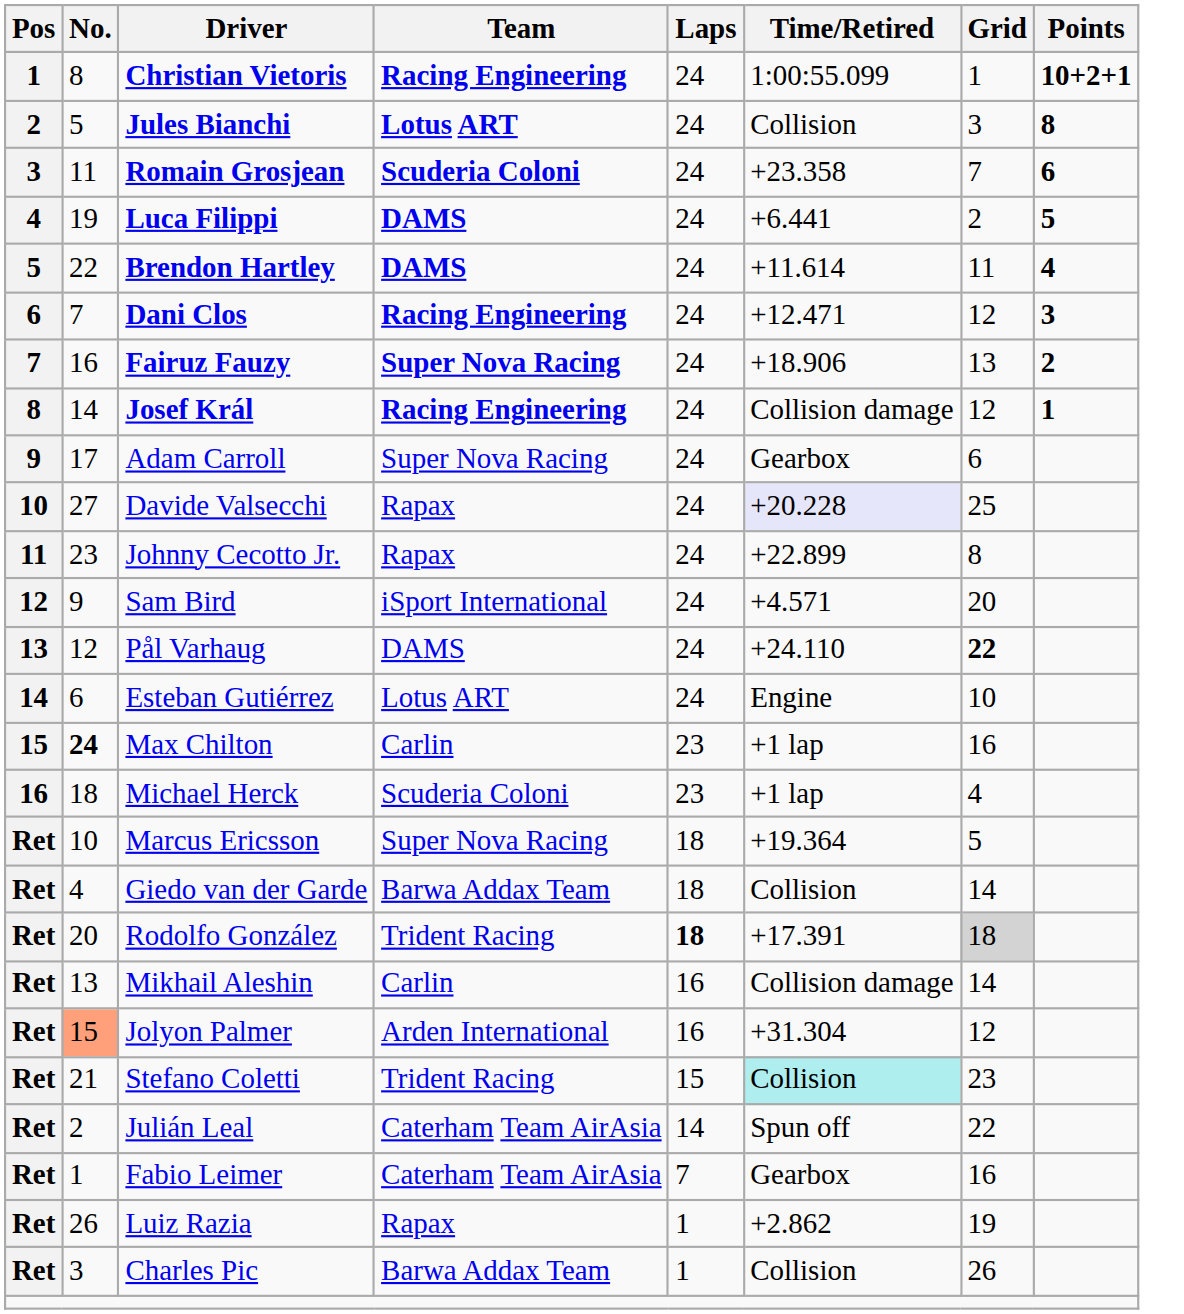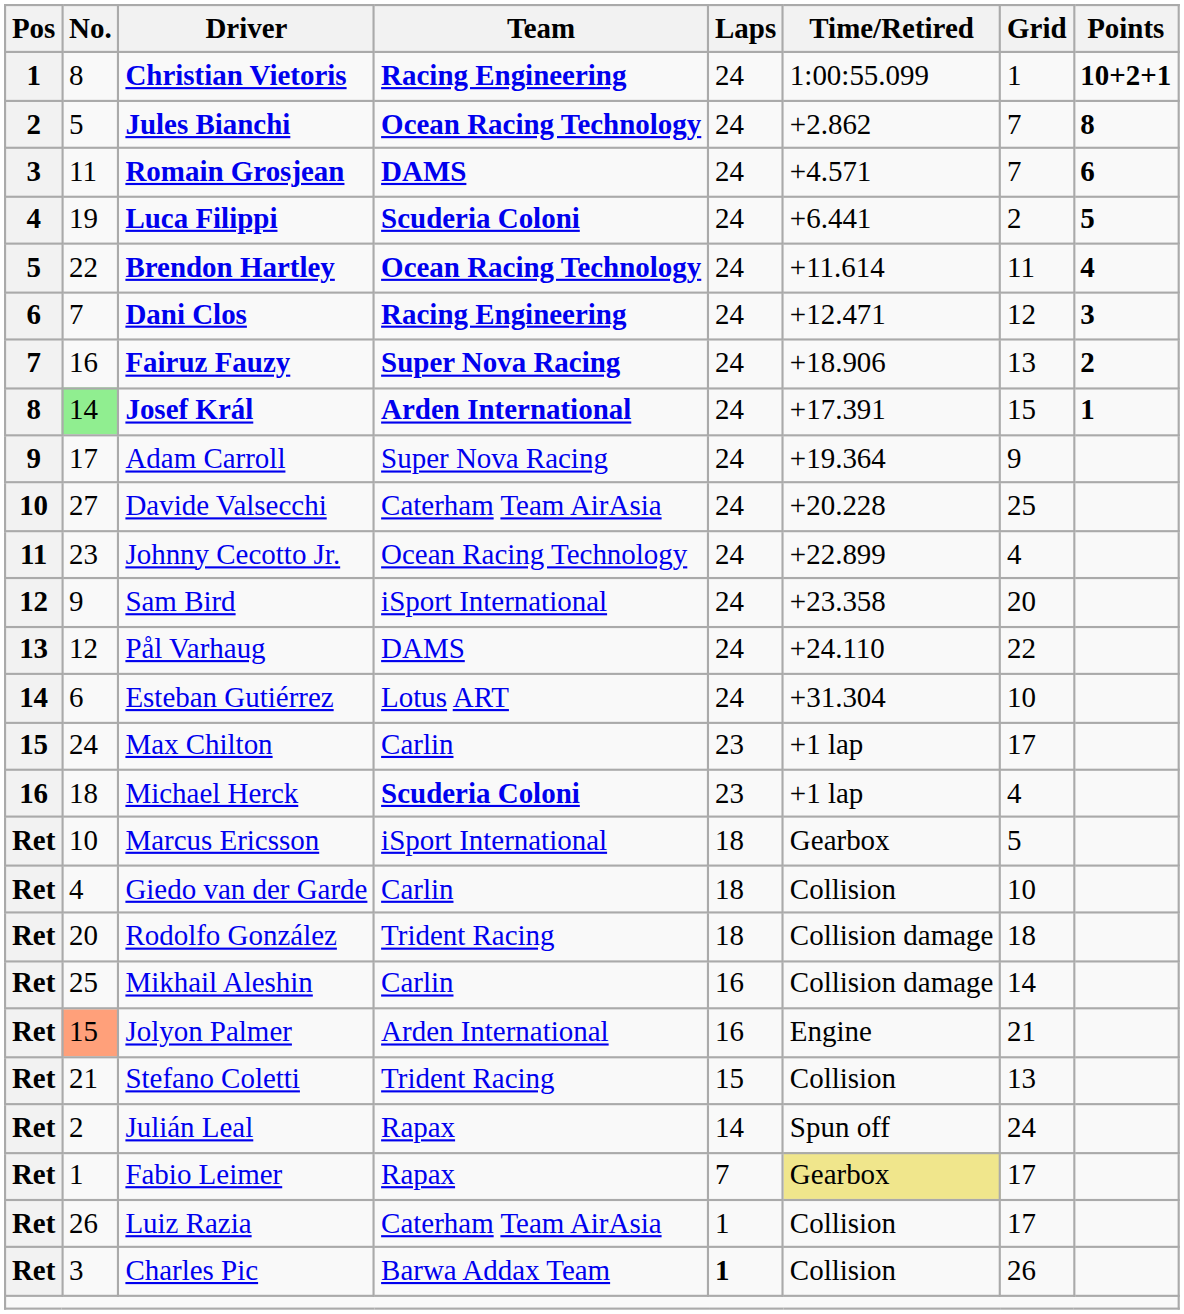(449, 123) Lotus ART -> (541, 123) Ocean Racing Technology
(803, 123) Collision -> (831, 123) +2.862
(975, 123) 3 -> (1014, 123) 7
(480, 171) Scuderia Coloni -> (424, 171) DAMS
(798, 171) +23.358 -> (831, 171) +4.571
(424, 219) DAMS -> (480, 219) Scuderia Coloni
(424, 266) DAMS -> (541, 266) Ocean Racing Technology
(84, 410) no background -> (84, 410) lightgreen background
(504, 410) Racing Engineering -> (506, 410) Arden International
(852, 410) Collision damage -> (838, 410) +17.391
(982, 410) 12 -> (1022, 410) 15
(800, 458) Gearbox -> (838, 458) +19.364
(975, 458) 6 -> (1014, 458) 9
(418, 505) Rapax -> (521, 505) Caterham Team AirAsia
(798, 505) lavender background -> (838, 505) no background
(418, 553) Rapax -> (534, 553) Ocean Racing Technology
(975, 553) 8 -> (1014, 553) 4
(791, 601) +4.571 -> (838, 601) +23.358
(982, 649) bold -> (1022, 649) normal
(791, 697) Engine -> (838, 697) +31.304
(84, 744) bold -> (84, 744) normal
(982, 744) 16 -> (1022, 744) 17
(475, 792) normal -> (480, 792) bold
(494, 840) Super Nova Racing -> (494, 840) iSport International
(798, 840) +19.364 -> (840, 840) Gearbox
(496, 888) Barwa Addax Team -> (417, 888) Carlin
(982, 888) 14 -> (1022, 888) 10
(690, 936) bold -> (729, 936) normal
(798, 936) +17.391 -> (892, 936) Collision damage
(982, 936) lightgrey background -> (1022, 936) no background
(84, 983) 13 -> (84, 983) 25
(798, 1031) +31.304 -> (831, 1031) Engine
(982, 1031) 12 -> (1022, 1031) 21
(803, 1079) paleturquoise background -> (843, 1079) no background
(982, 1079) 23 -> (1022, 1079) 13
(521, 1127) Caterham Team AirAsia -> (418, 1127) Rapax
(982, 1127) 22 -> (1022, 1127) 24
(521, 1174) Caterham Team AirAsia -> (418, 1174) Rapax
(800, 1174) no background -> (840, 1174) khaki background
(982, 1174) 16 -> (1022, 1174) 17
(418, 1222) Rapax -> (521, 1222) Caterham Team AirAsia
(791, 1222) +2.862 -> (843, 1222) Collision
(982, 1222) 19 -> (1022, 1222) 17
(683, 1270) normal -> (722, 1270) bold
